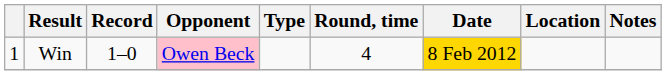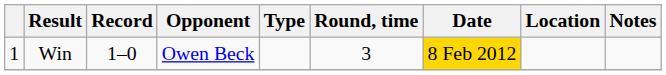(208, 53) pink background -> (208, 53) no background
(366, 53) 4 -> (366, 53) 3
